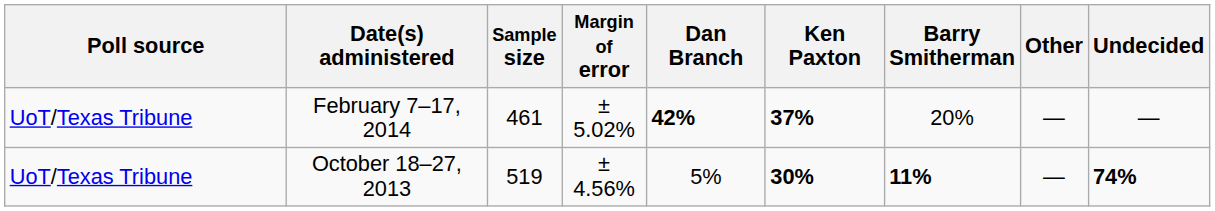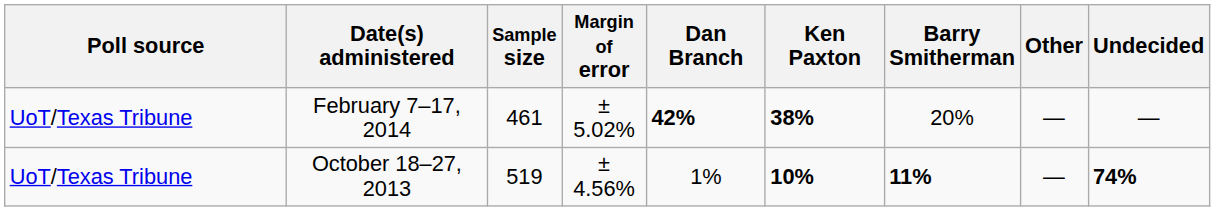(792, 117) 37% -> (792, 117) 38%
(706, 176) 5% -> (706, 176) 1%
(792, 176) 30% -> (792, 176) 10%
